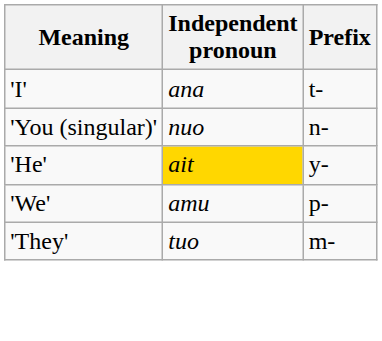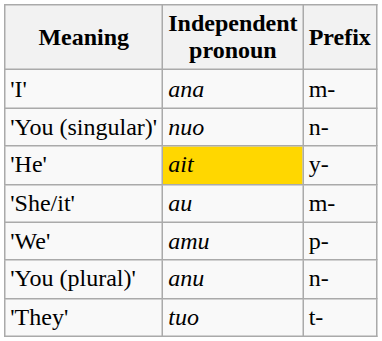(316, 88) t- -> (322, 88) m-
+ row: (43, 202)
+ row: (73, 278)
(322, 240) m- -> (316, 316) t-
